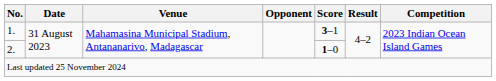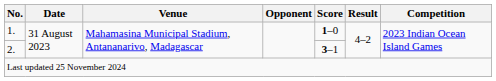(330, 31) 3–1 -> (330, 31) 1–0
(330, 48) 1–0 -> (330, 48) 3–1
